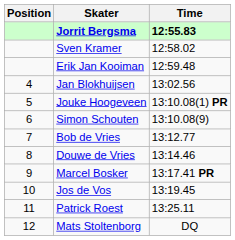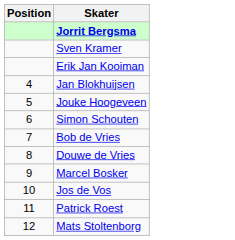- column: (190, 13)
